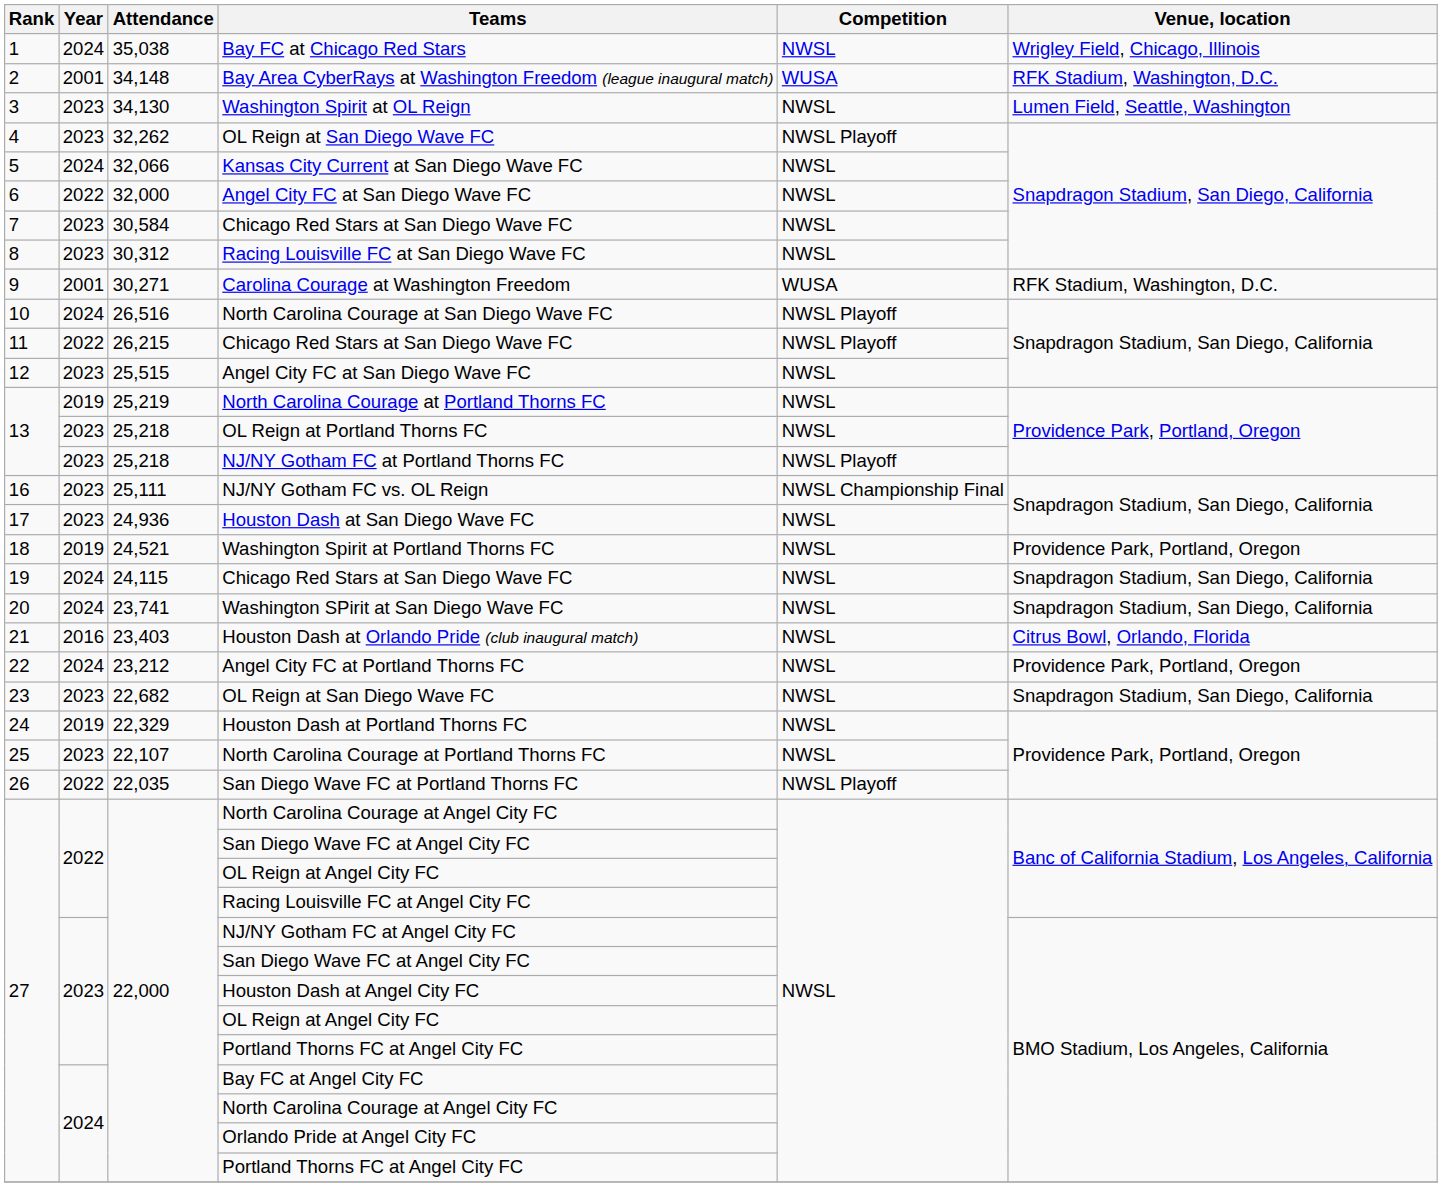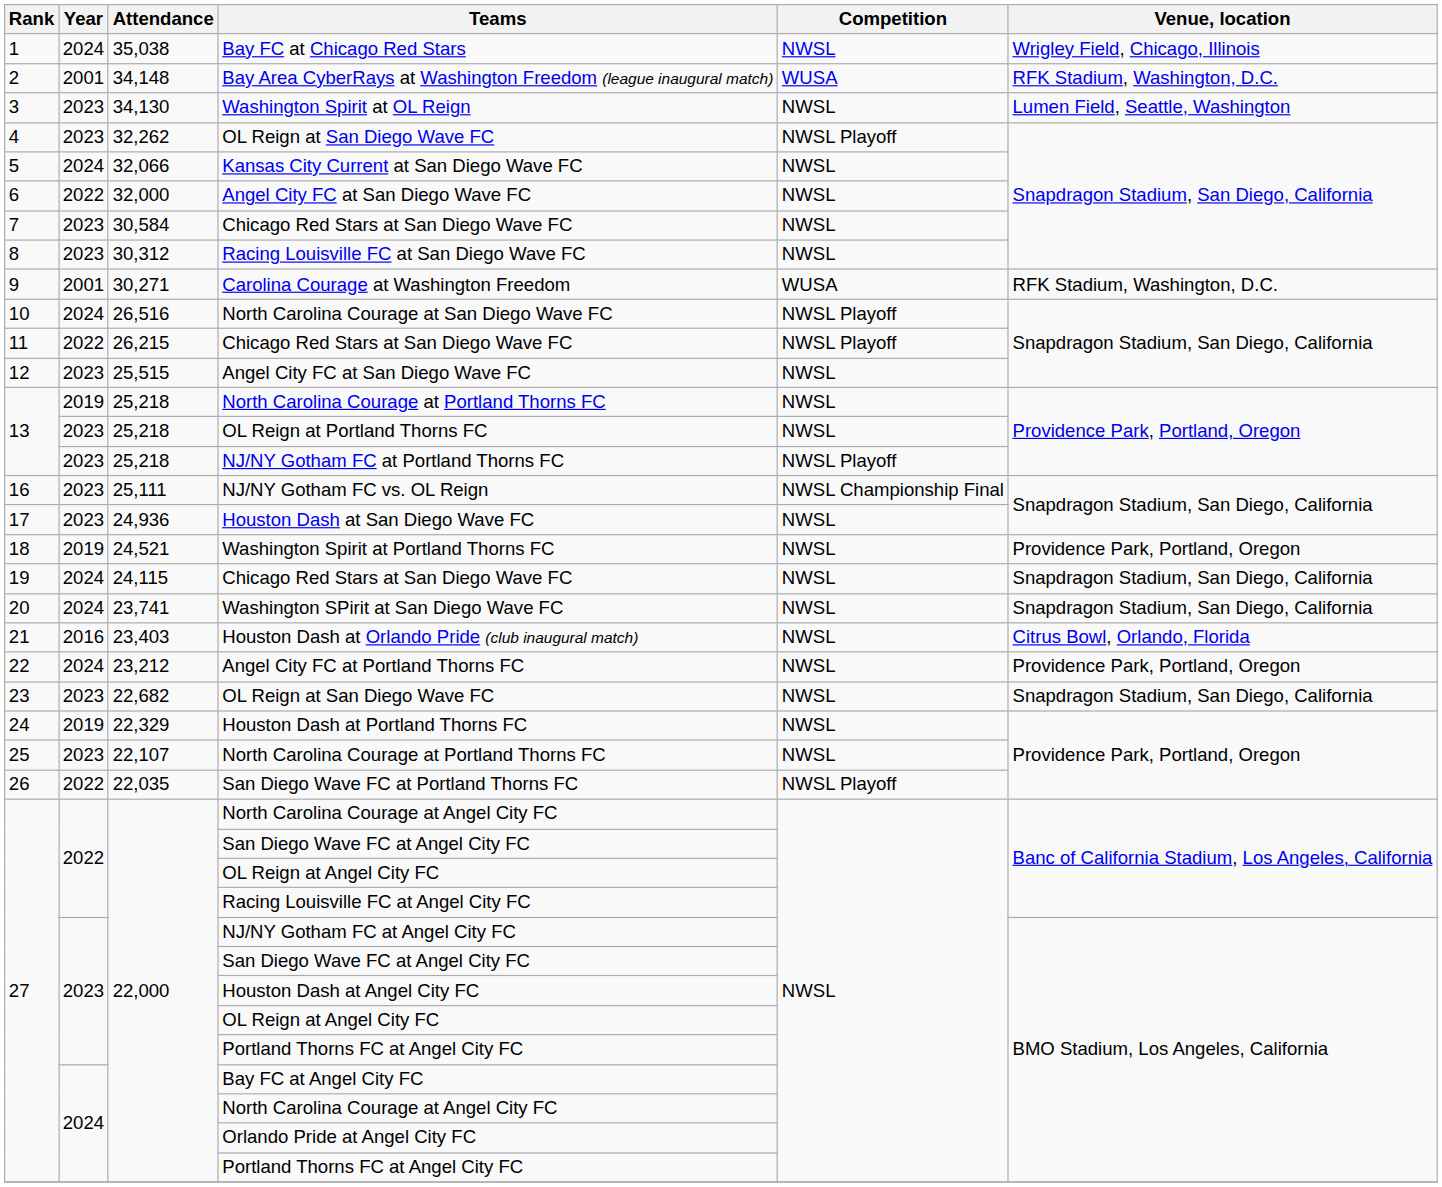(141, 401) 25,219 -> (141, 401) 25,218
